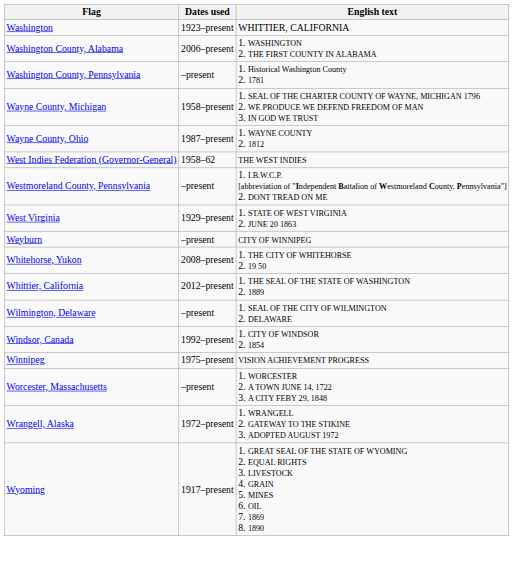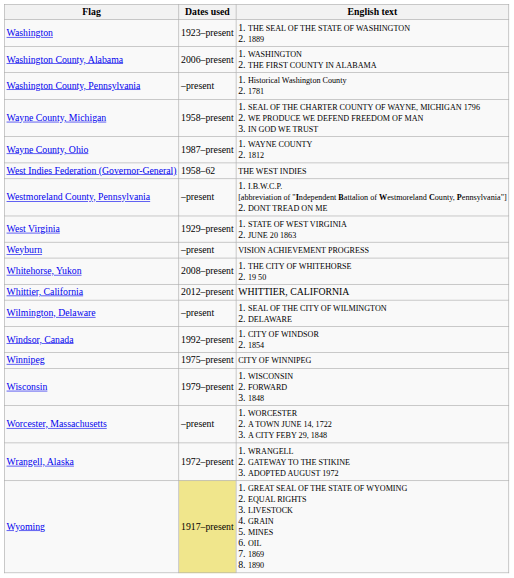(294, 27) WHITTIER, CALIFORNIA -> (324, 33) 1. THE SEAL OF THE STATE OF WASHINGTON 2. 1889
(275, 239) CITY OF WINNIPEG -> (304, 250) VISION ACHIEVEMENT PROGRESS
(324, 286) 1. THE SEAL OF THE STATE OF WASHINGTON 2. 1889 -> (294, 292) WHITTIER, CALIFORNIA
(304, 361) VISION ACHIEVEMENT PROGRESS -> (275, 361) CITY OF WINNIPEG
+ row: (27, 387)
(207, 489) no background -> (207, 526) khaki background
